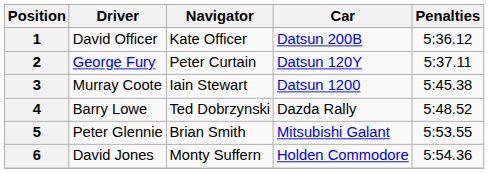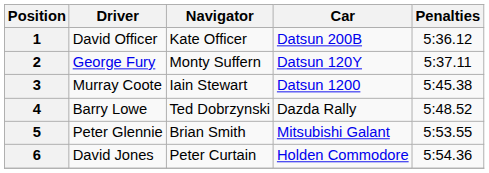(213, 62) Peter Curtain -> (215, 62) Monty Suffern
(215, 156) Monty Suffern -> (213, 156) Peter Curtain
